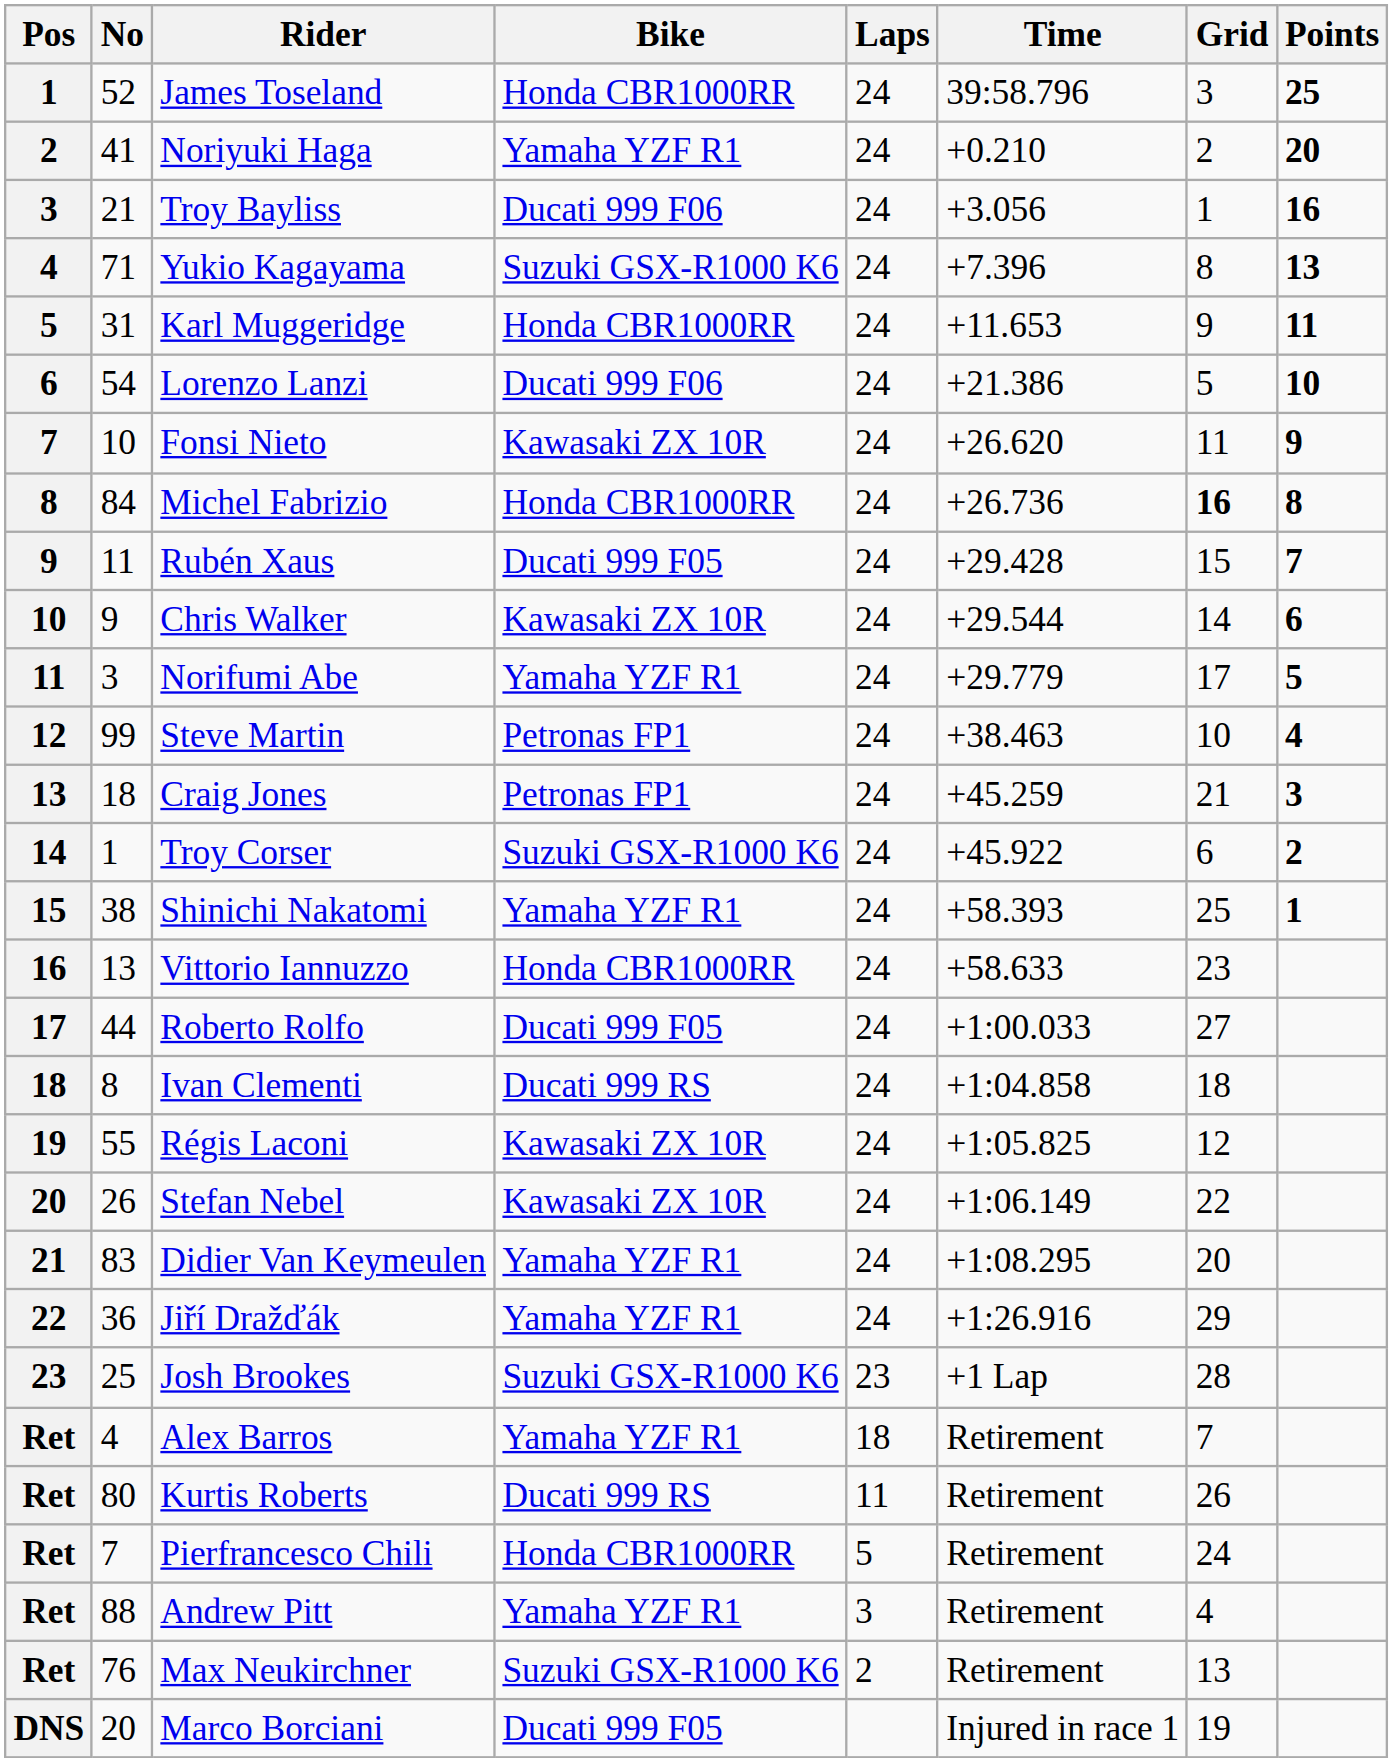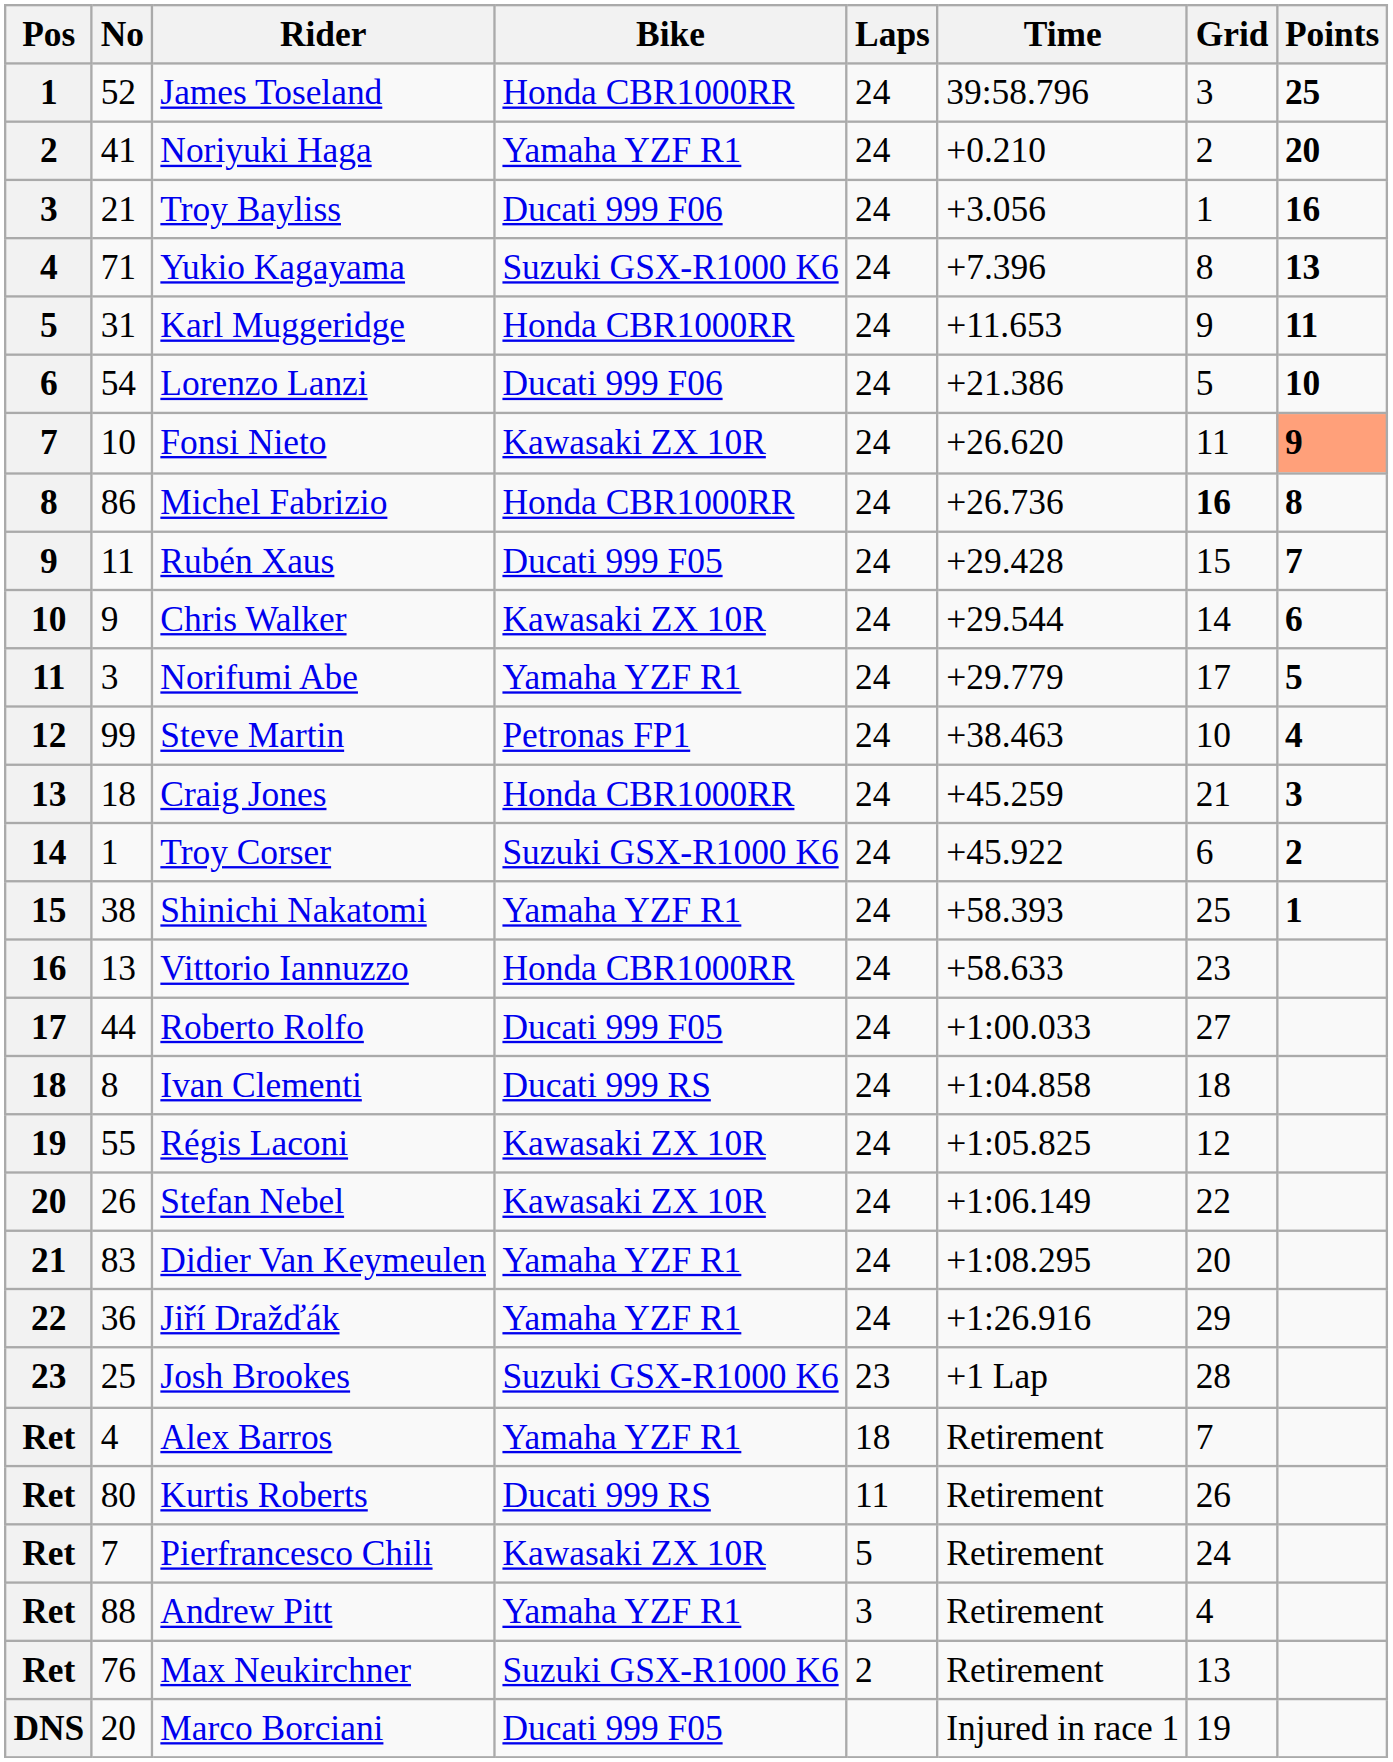(1294, 442) no background -> (1294, 442) lightsalmon background
(118, 501) 84 -> (118, 501) 86
(596, 793) Petronas FP1 -> (648, 793) Honda CBR1000RR
(648, 1552) Honda CBR1000RR -> (634, 1552) Kawasaki ZX 10R
